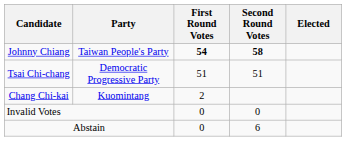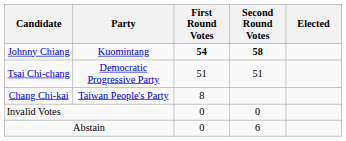(123, 51) Taiwan People's Party -> (123, 51) Kuomintang
(123, 95) Kuomintang -> (123, 95) Taiwan People's Party
(202, 95) 2 -> (202, 95) 8
